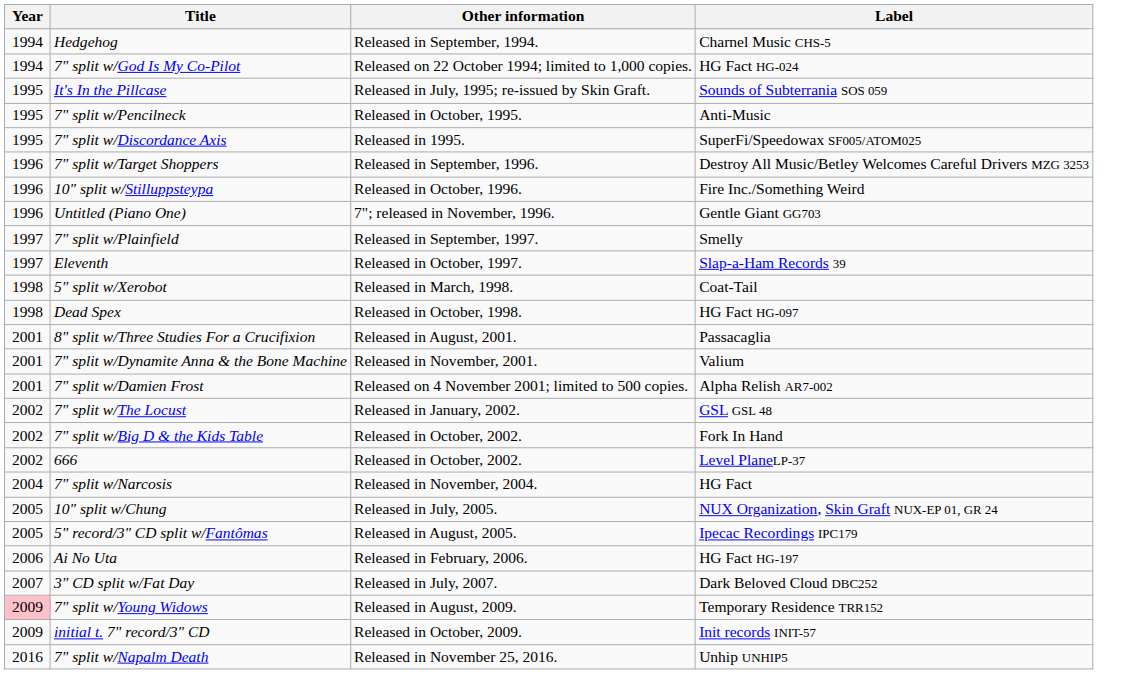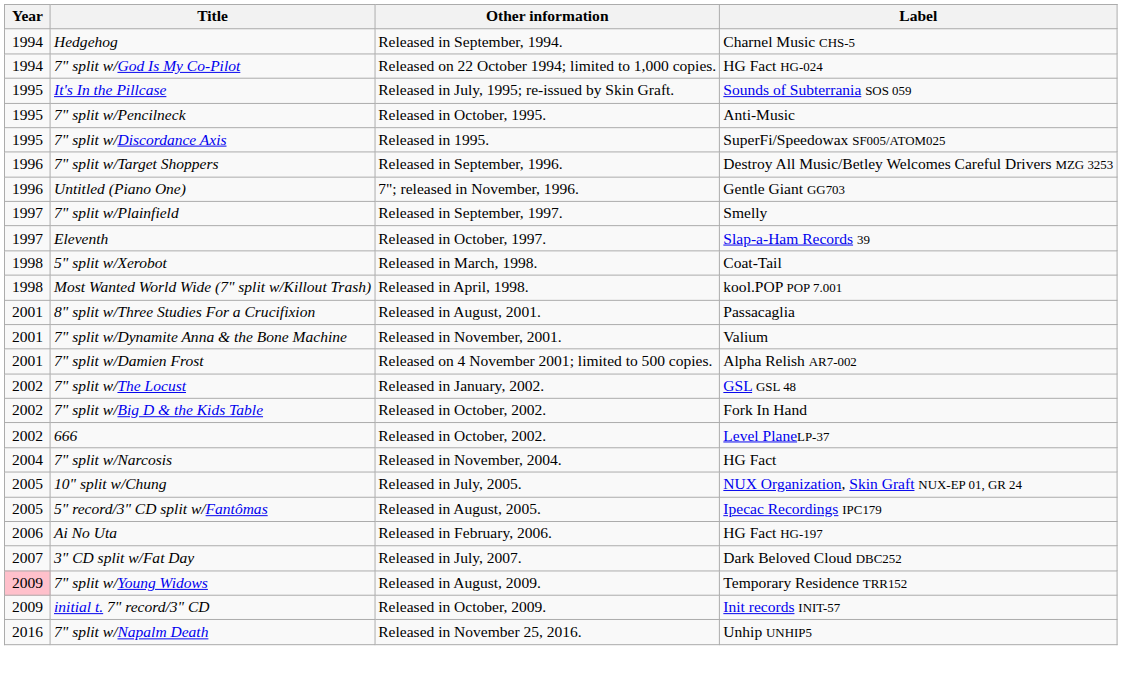- row: (134, 189)
+ row: (213, 287)
- row: (87, 312)
